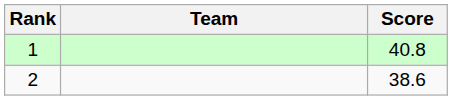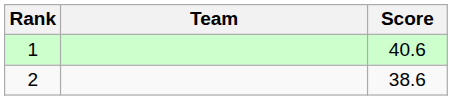(407, 49) 40.8 -> (407, 49) 40.6
